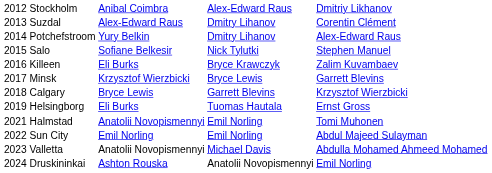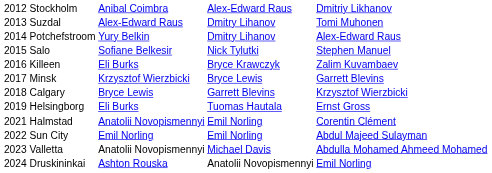(356, 22) Corentin Clément -> (350, 22) Tomi Muhonen
(350, 121) Tomi Muhonen -> (356, 121) Corentin Clément
